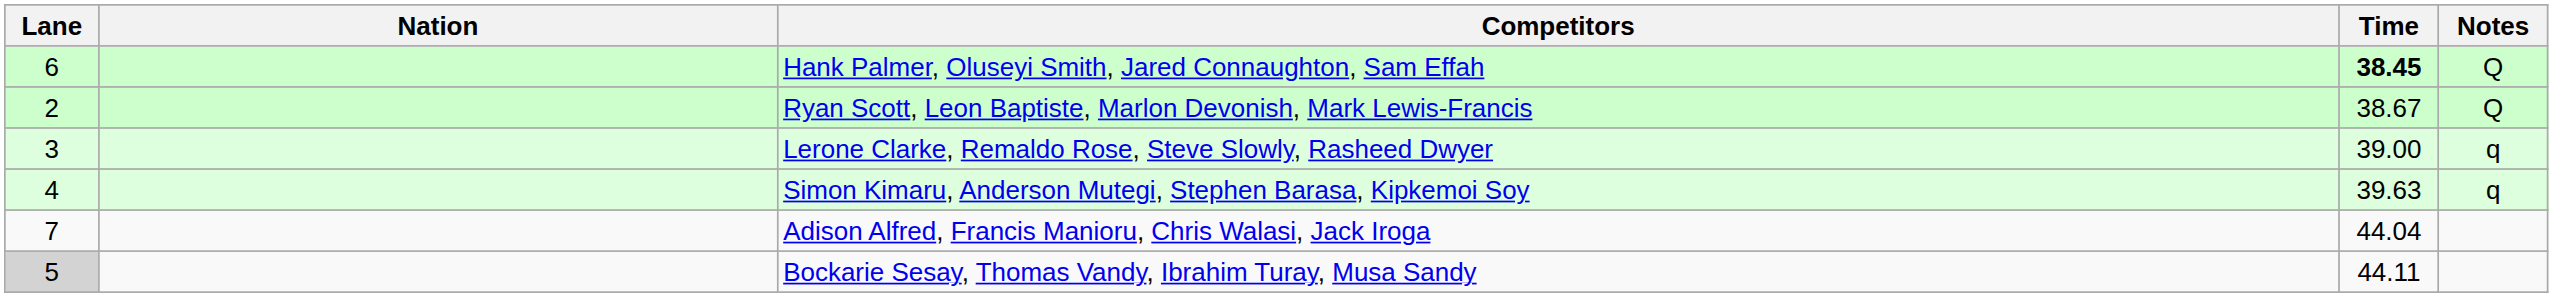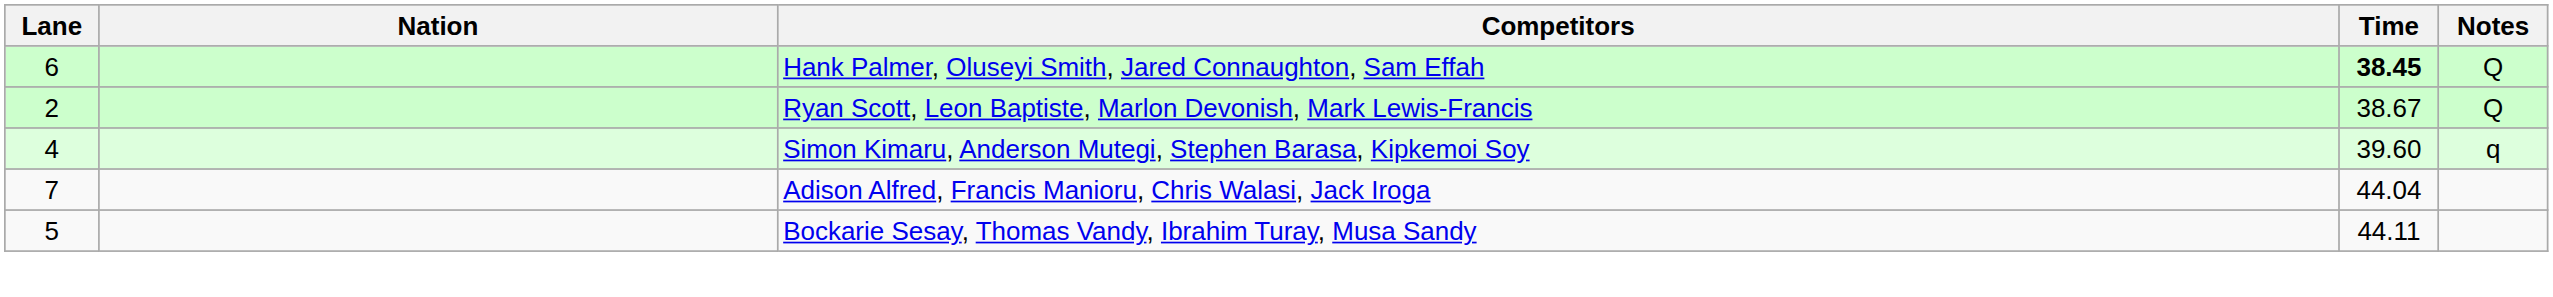- row: (1138, 149)
(2389, 190) 39.63 -> (2389, 149) 39.60
(52, 272) lightgrey background -> (52, 231) no background
